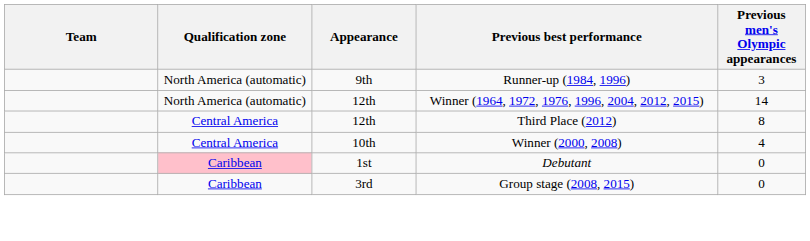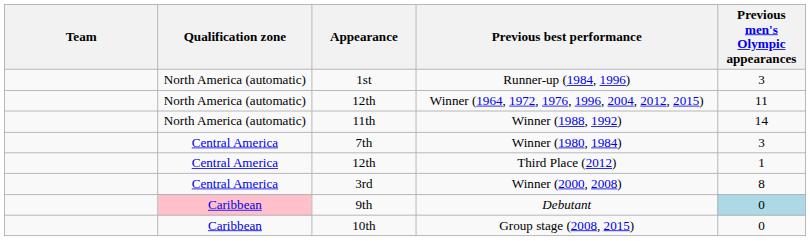(364, 79) 9th -> (364, 79) 1st
(761, 100) 14 -> (761, 100) 11
+ row: (567, 121)
+ row: (567, 142)
(761, 121) 8 -> (761, 163) 1
(364, 142) 10th -> (364, 184) 3rd
(761, 142) 4 -> (761, 184) 8
(364, 163) 1st -> (364, 204) 9th
(761, 163) no background -> (761, 204) lightblue background
(364, 184) 3rd -> (364, 225) 10th
